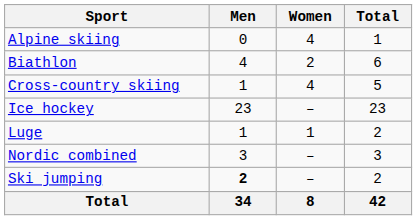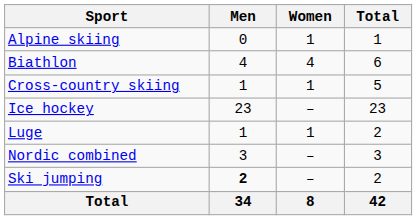(310, 40) 4 -> (310, 40) 1
(310, 63) 2 -> (310, 63) 4
(310, 86) 4 -> (310, 86) 1
